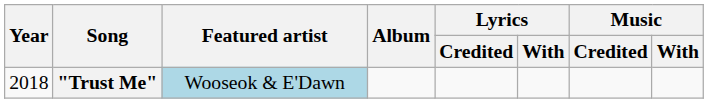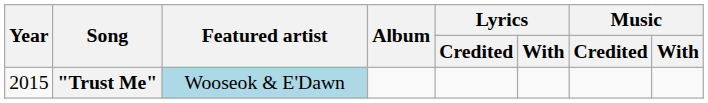(29, 82) 2018 -> (29, 82) 2015
